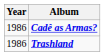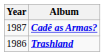(17, 28) 1986 -> (17, 28) 1987
